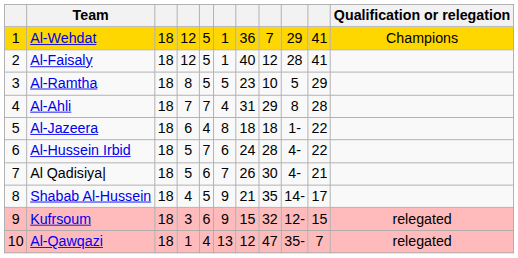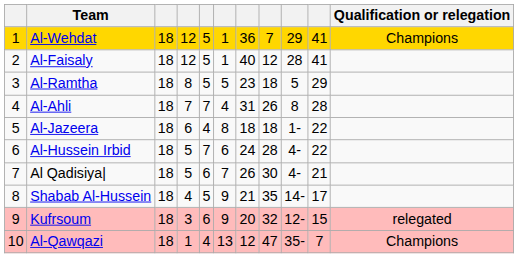(270, 83) 10 -> (270, 83) 18
(270, 106) 29 -> (270, 106) 26
(247, 219) 15 -> (247, 219) 20
(422, 241) relegated -> (422, 241) Champions
